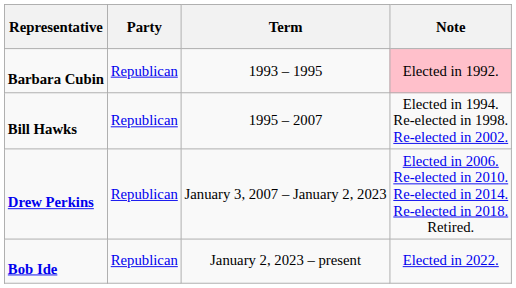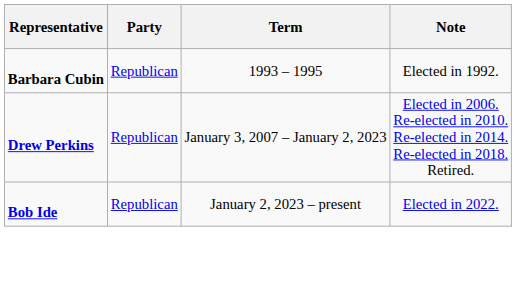(451, 70) pink background -> (451, 70) no background
- row: (42, 129)
